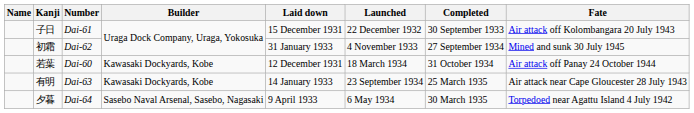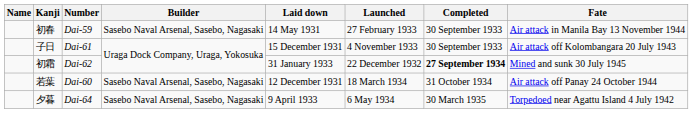+ row: (45, 29)
(384, 29) 22 December 1932 -> (382, 47) 4 November 1933
(382, 47) 4 November 1933 -> (384, 64) 22 December 1932
(466, 47) normal -> (466, 64) bold
(158, 64) Kawasaki Dockyards, Kobe -> (183, 82) Sasebo Naval Arsenal, Sasebo, Nagasaki
- row: (45, 82)
